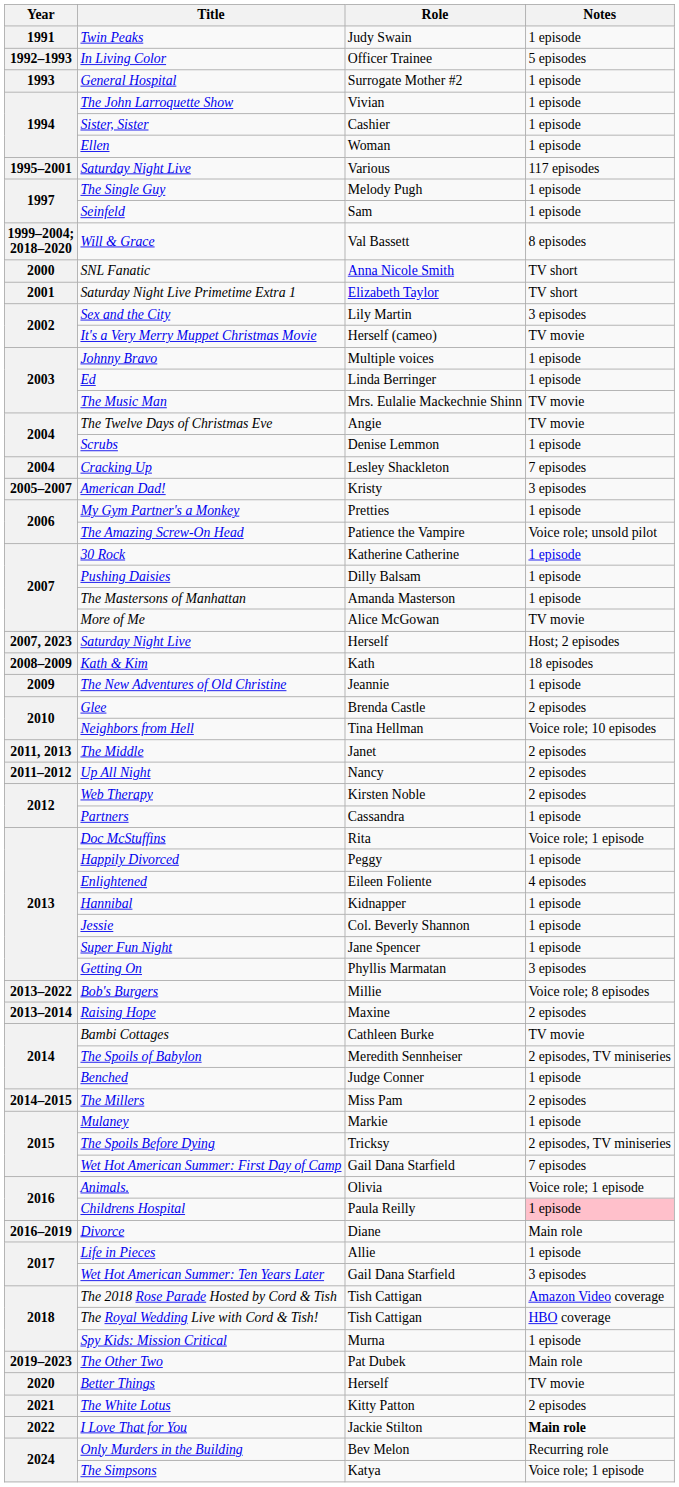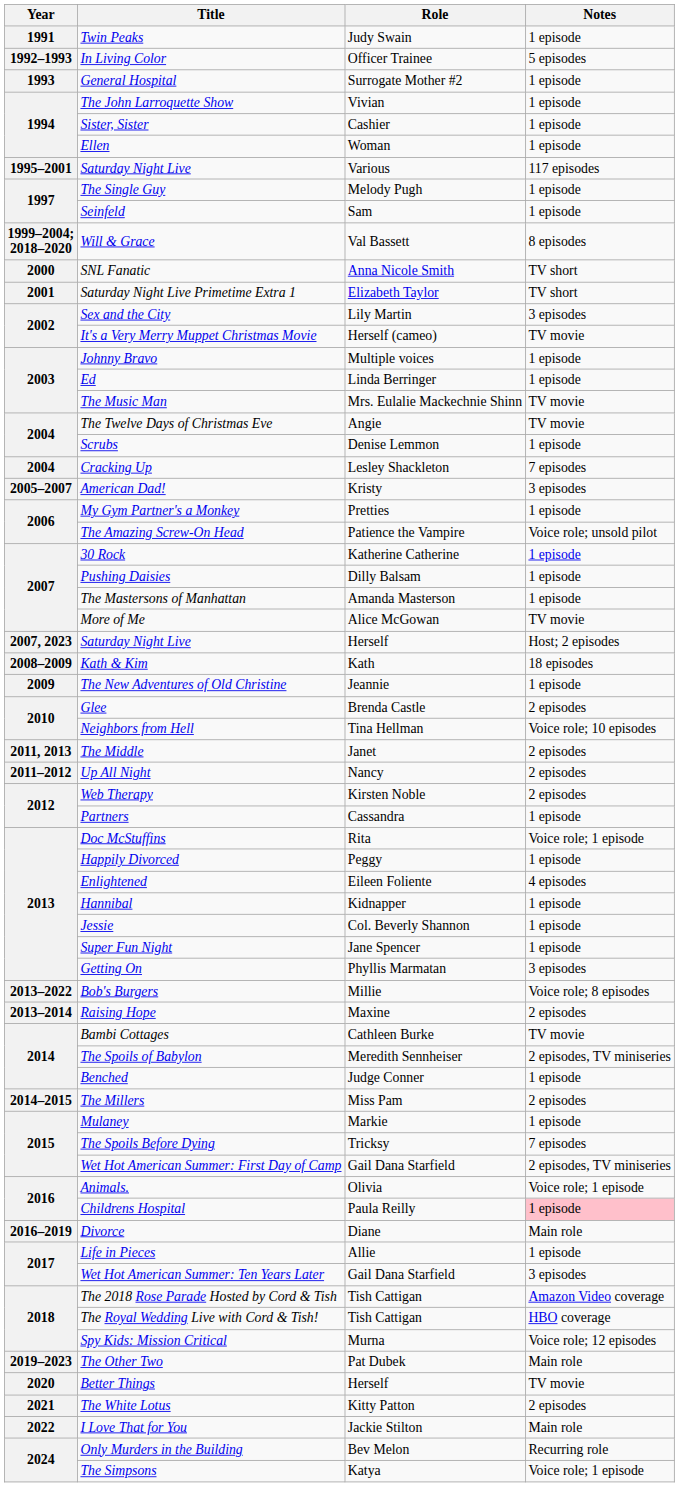(600, 1143) 2 episodes, TV miniseries -> (557, 1143) 7 episodes
(557, 1165) 7 episodes -> (600, 1165) 2 episodes, TV miniseries
(555, 1340) 1 episode -> (592, 1340) Voice role; 12 episodes
(557, 1427) bold -> (555, 1427) normal
